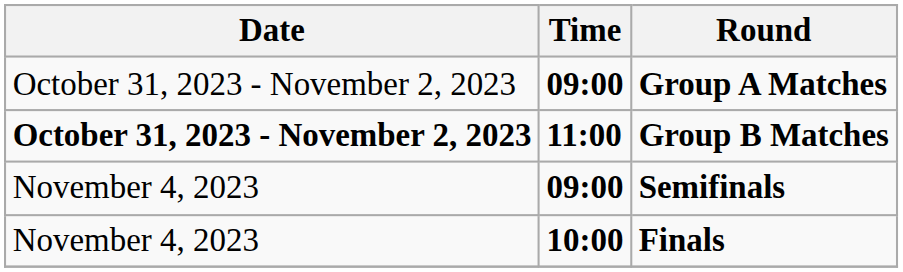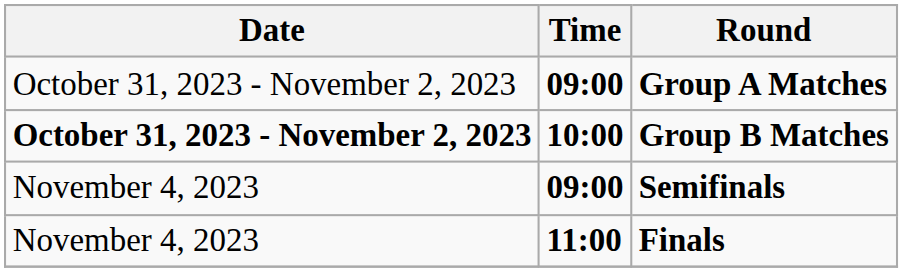(584, 135) 11:00 -> (585, 135) 10:00
(585, 239) 10:00 -> (584, 239) 11:00
